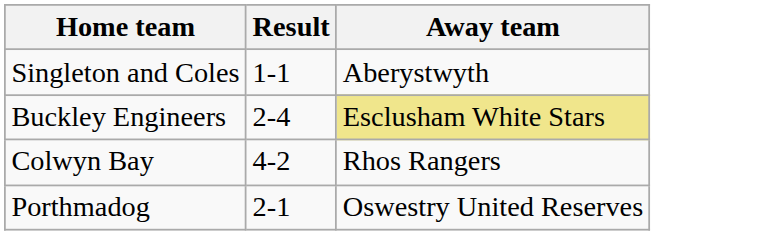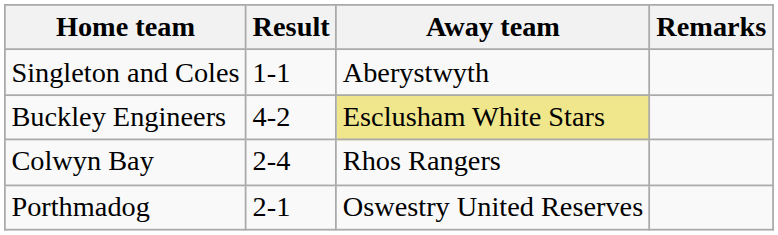+ column: (711, 26)
(271, 116) 2-4 -> (271, 116) 4-2
(271, 161) 4-2 -> (271, 161) 2-4
